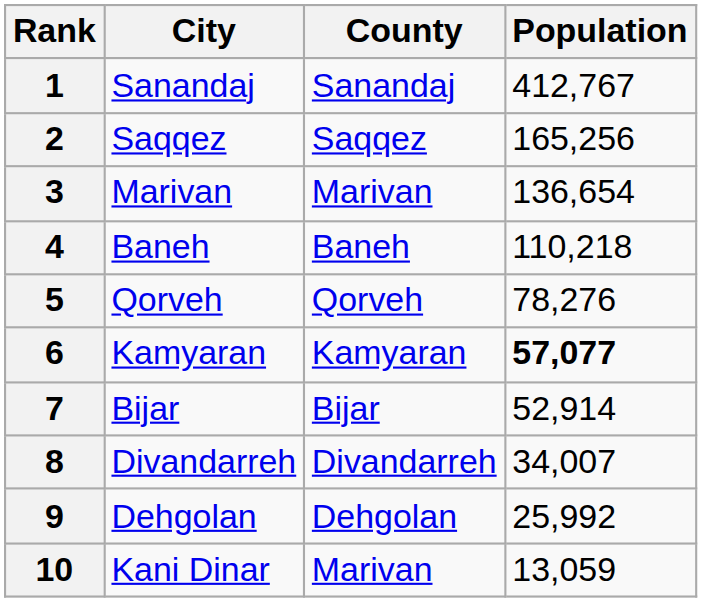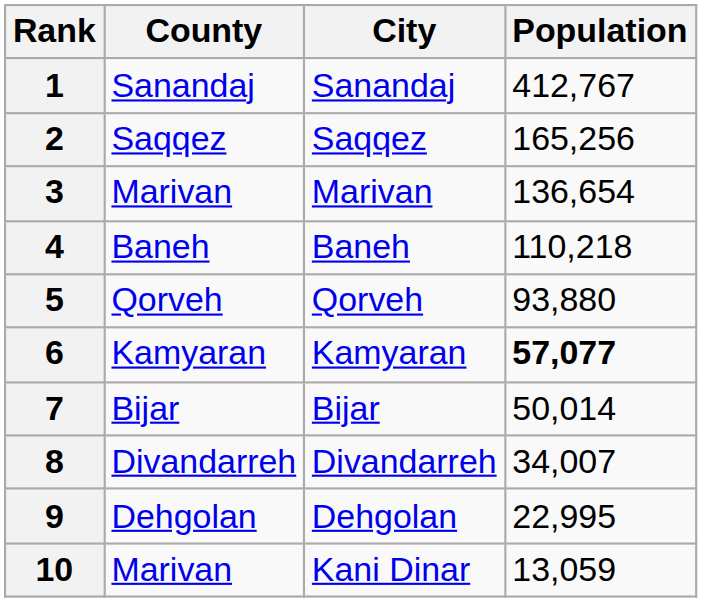columns swapped: (204, 31) <-> (404, 31)
(564, 300) 78,276 -> (564, 300) 93,880
(564, 407) 52,914 -> (564, 407) 50,014
(564, 515) 25,992 -> (564, 515) 22,995
